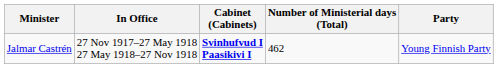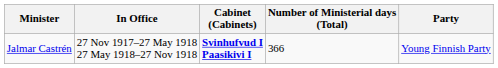(276, 48) 462 -> (276, 48) 366
